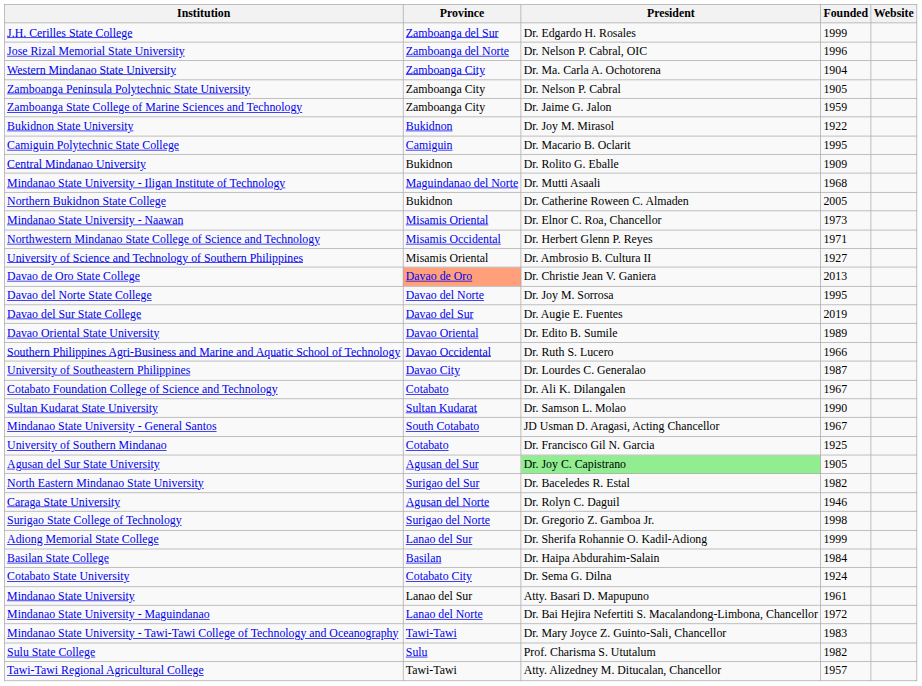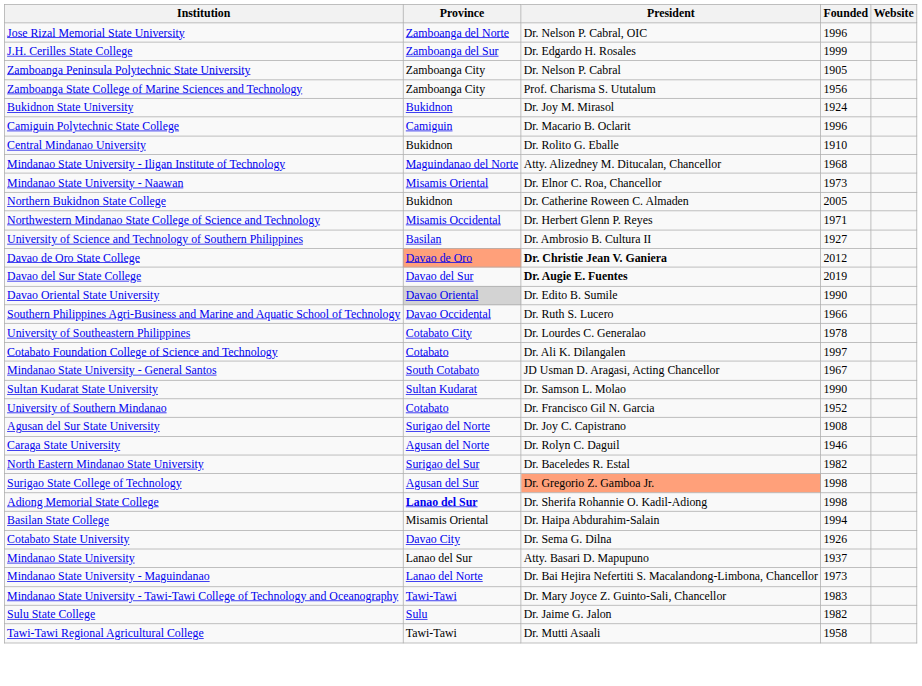rows swapped: (70, 32) <-> (96, 51)
- row: (92, 70)
(568, 107) Dr. Jaime G. Jalon -> (590, 88) Prof. Charisma S. Ututalum
(835, 107) 1959 -> (835, 88) 1956
(835, 126) 1922 -> (835, 107) 1924
(835, 145) 1995 -> (835, 126) 1996
(835, 164) 1909 -> (835, 145) 1910
(562, 182) Dr. Mutti Asaali -> (622, 164) Atty. Alizedney M. Ditucalan, Chancellor
rows swapped: (95, 220) <-> (87, 201)
(447, 257) Misamis Oriental -> (424, 239) Basilan
(590, 276) normal -> (595, 257) bold
(835, 276) 2013 -> (835, 257) 2012
- row: (79, 295)
(573, 314) normal -> (576, 276) bold
(442, 333) no background -> (442, 295) lightgrey background
(835, 333) 1989 -> (835, 295) 1990
(433, 370) Davao City -> (439, 333) Cotabato City
(835, 370) 1987 -> (835, 333) 1978
(835, 389) 1967 -> (835, 351) 1997
rows swapped: (112, 426) <-> (83, 408)
(835, 445) 1925 -> (835, 408) 1952
(442, 464) Agusan del Sur -> (448, 426) Surigao del Norte
(575, 464) lightgreen background -> (575, 426) no background
(835, 464) 1905 -> (835, 426) 1908
rows swapped: (64, 502) <-> (105, 483)
(448, 520) Surigao del Norte -> (442, 483) Agusan del Sur
(589, 520) no background -> (589, 483) lightsalmon background
(439, 539) normal -> (442, 502) bold
(835, 539) 1999 -> (835, 502) 1998
(424, 558) Basilan -> (447, 520) Misamis Oriental
(835, 558) 1984 -> (835, 520) 1994
(439, 577) Cotabato City -> (433, 539) Davao City
(835, 577) 1924 -> (835, 539) 1926
(835, 595) 1961 -> (835, 558) 1937
(835, 614) 1972 -> (835, 577) 1973
(590, 652) Prof. Charisma S. Ututalum -> (568, 614) Dr. Jaime G. Jalon
(622, 671) Atty. Alizedney M. Ditucalan, Chancellor -> (562, 633) Dr. Mutti Asaali
(835, 671) 1957 -> (835, 633) 1958
